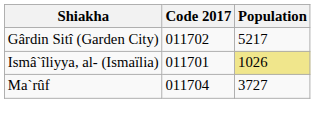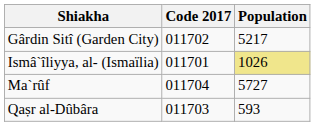(253, 86) 3727 -> (253, 86) 5727
+ row: (53, 109)
